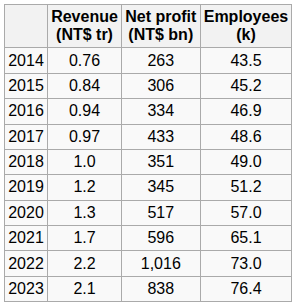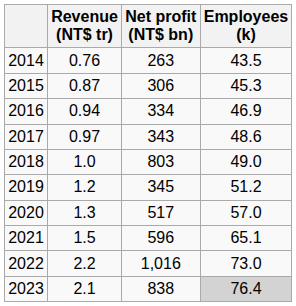(85, 85) 0.84 -> (85, 85) 0.87
(246, 85) 45.2 -> (246, 85) 45.3
(161, 136) 433 -> (161, 136) 343
(161, 162) 351 -> (161, 162) 803
(84, 238) 1.7 -> (84, 238) 1.5
(246, 288) no background -> (246, 288) lightgrey background
